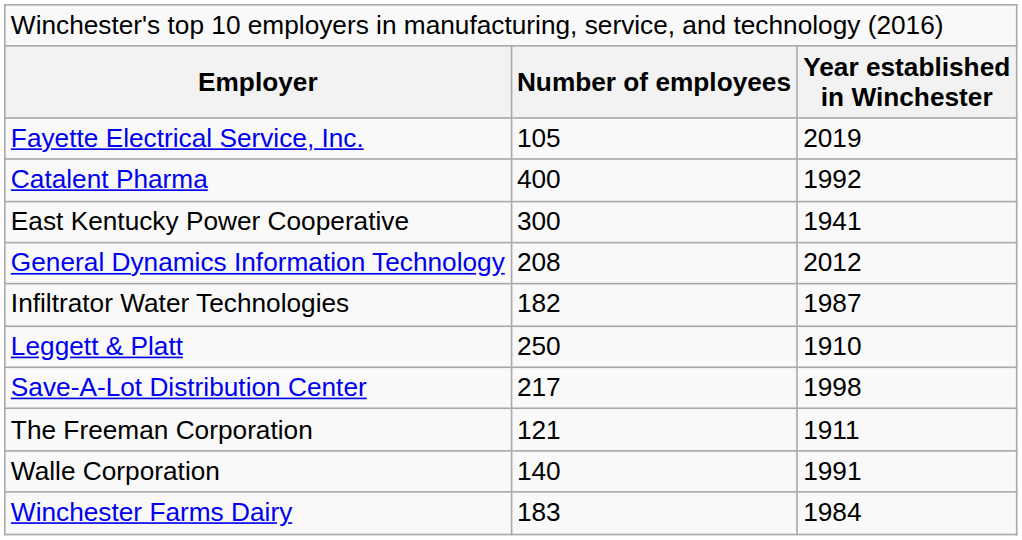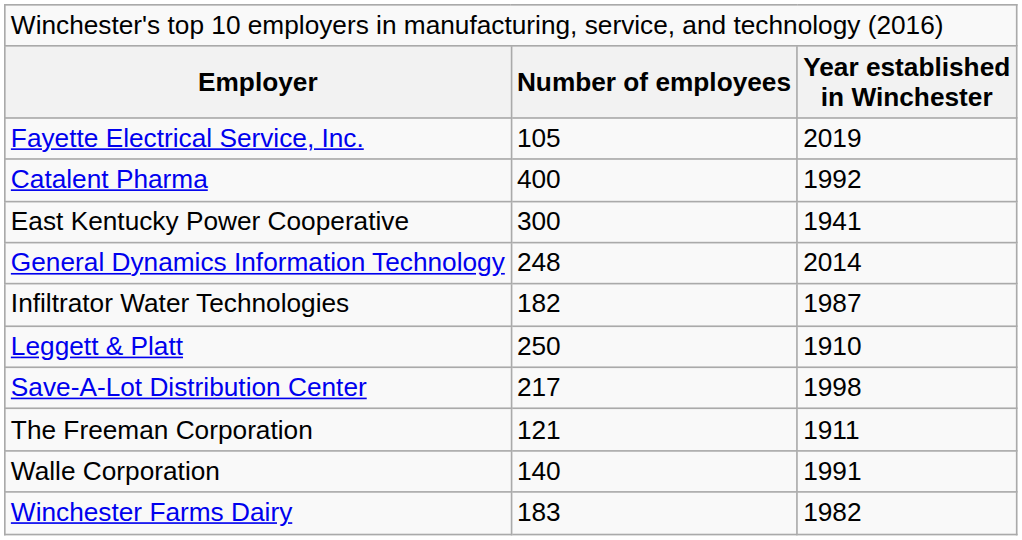(539, 262) 208 -> (539, 262) 248
(832, 262) 2012 -> (832, 262) 2014
(832, 512) 1984 -> (832, 512) 1982
